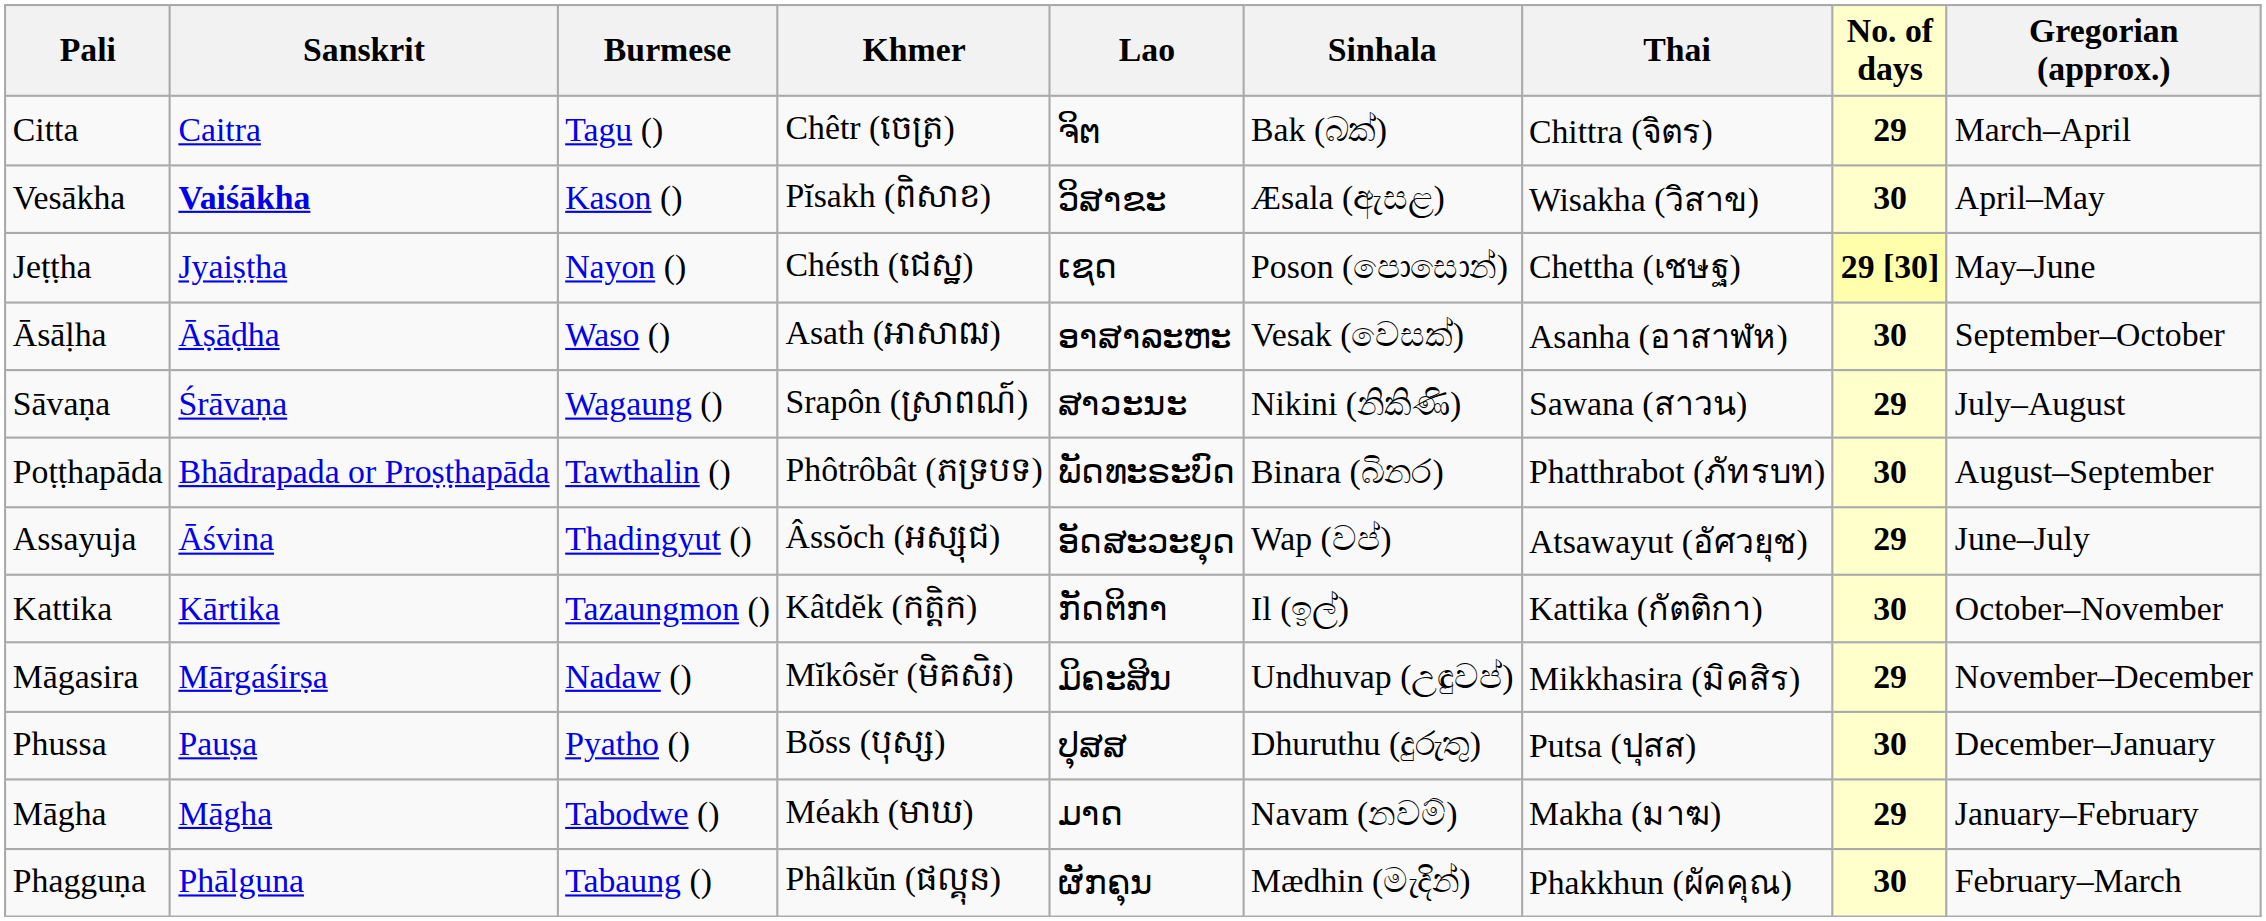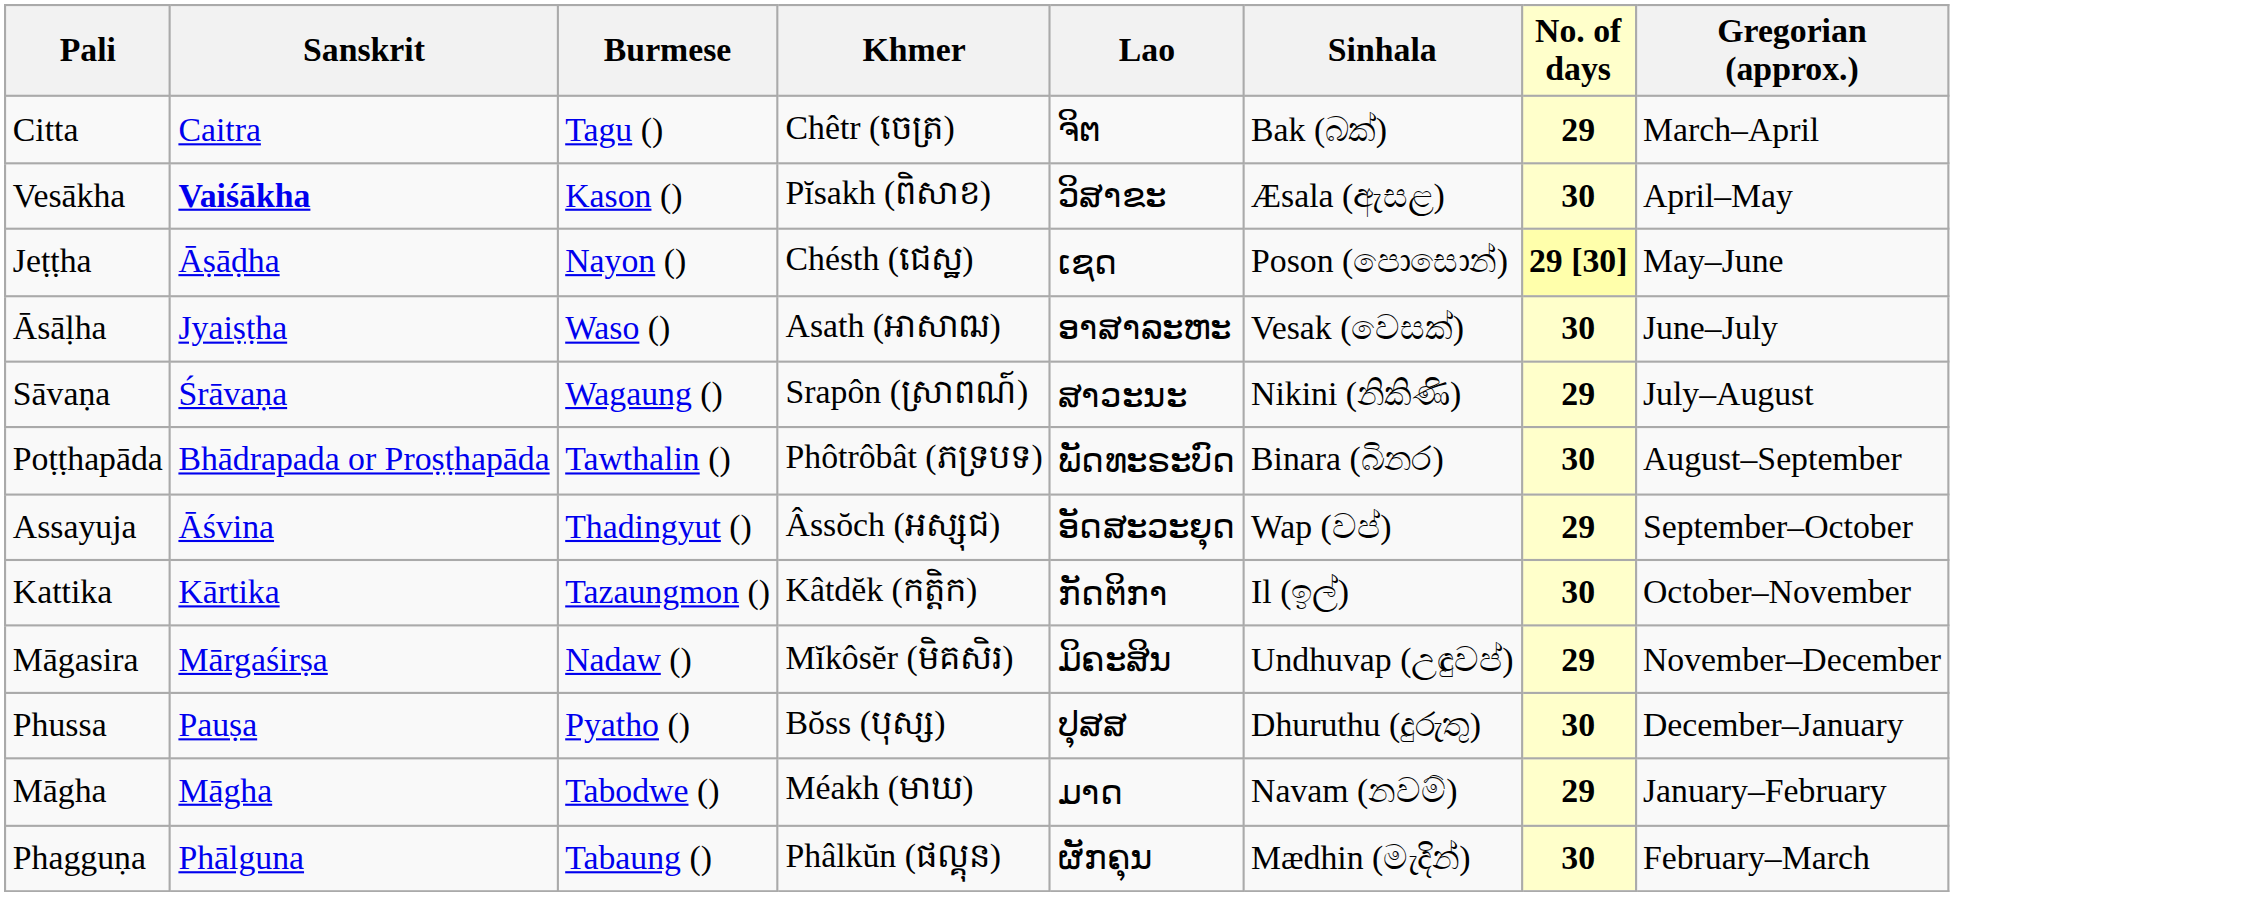- column: (1677, 50)
(233, 266) Jyaiṣṭha -> (229, 261) Āṣāḍha
(229, 335) Āṣāḍha -> (233, 327) Jyaiṣṭha
(2090, 335) September–October -> (1710, 327) June–July
(2022, 540) June–July -> (1778, 526) September–October
